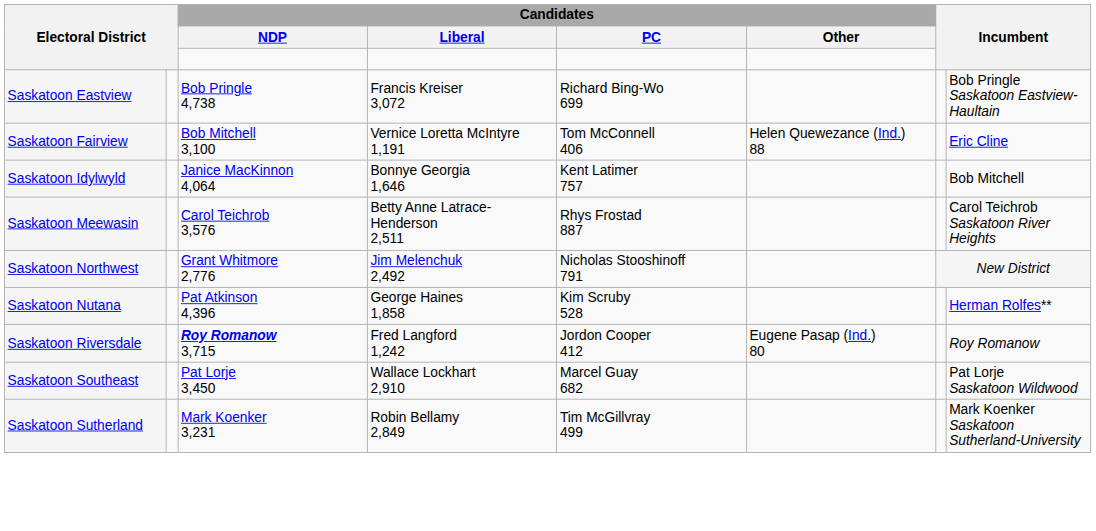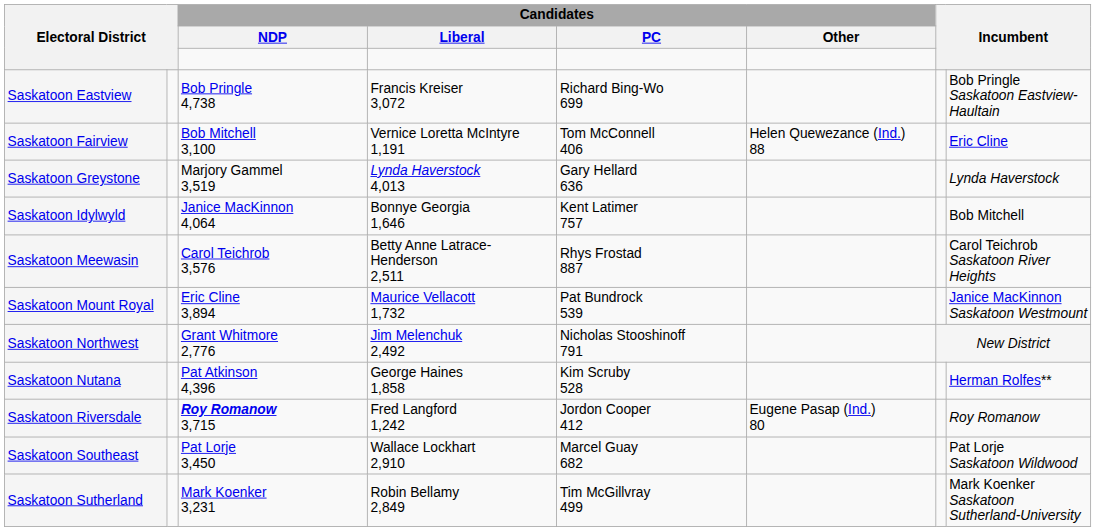+ row: (74, 178)
+ row: (81, 306)
